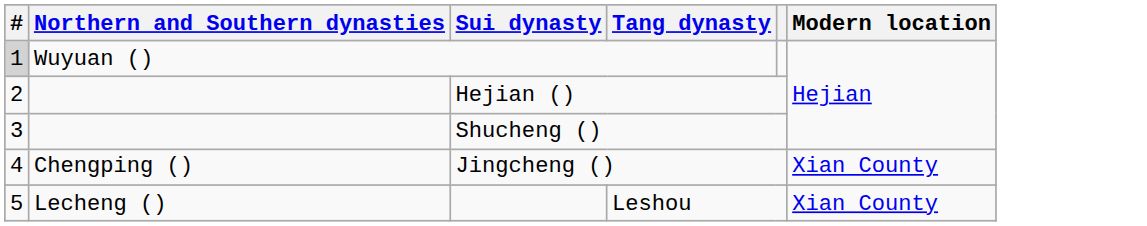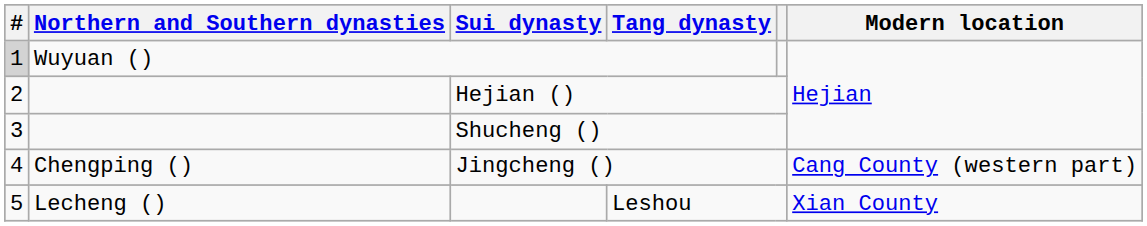(865, 167) Xian County -> (965, 167) Cang County (western part)
